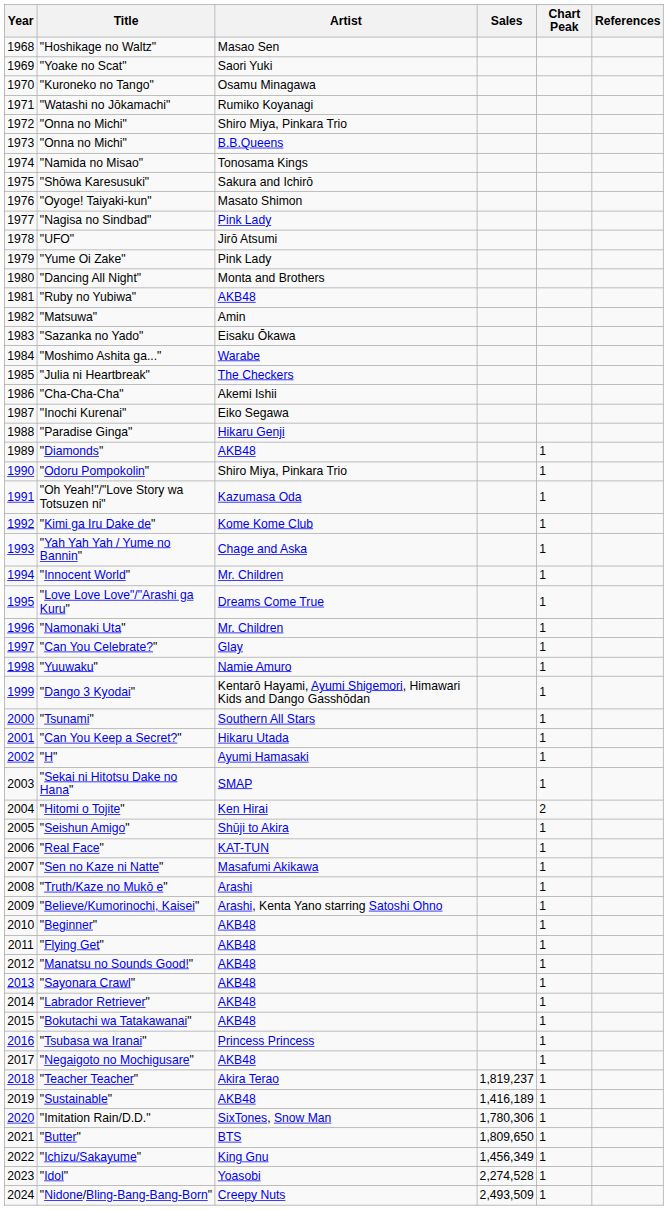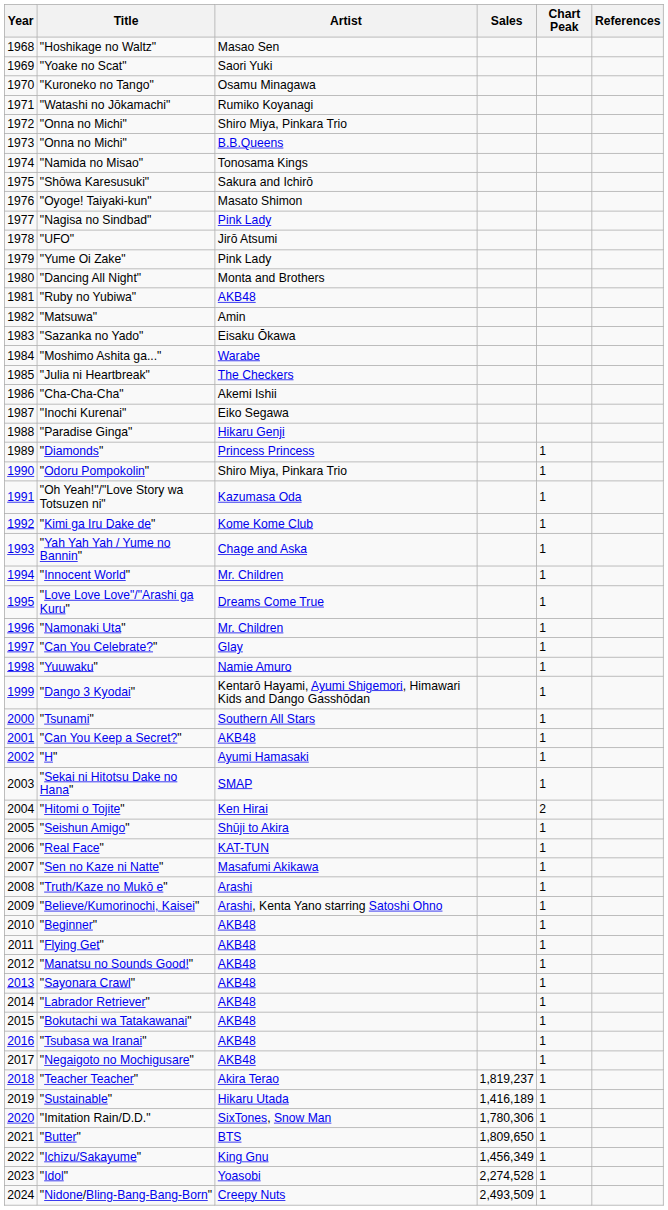(237, 452) AKB48 -> (266, 452) Princess Princess
(253, 738) Hikaru Utada -> (237, 738) AKB48
(266, 1041) Princess Princess -> (237, 1041) AKB48
(237, 1099) AKB48 -> (253, 1099) Hikaru Utada
